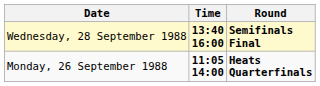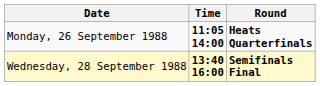rows swapped: (87, 66) <-> (97, 37)
